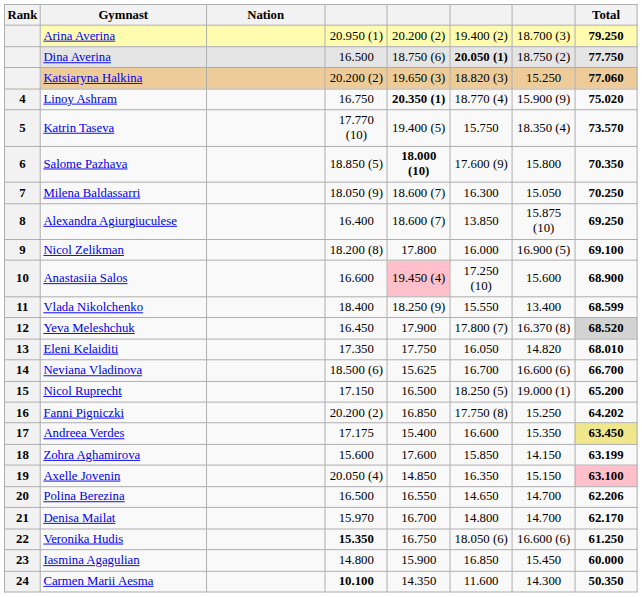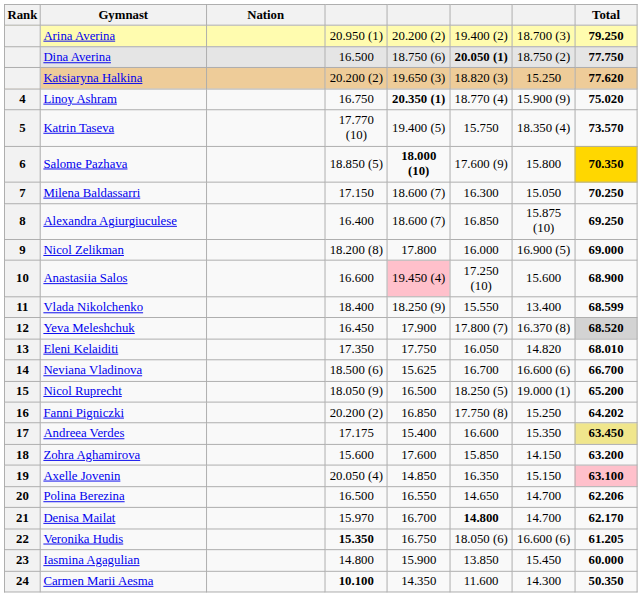(606, 77) 77.060 -> (606, 77) 77.620
(606, 163) no background -> (606, 163) gold background
(356, 192) 18.050 (9) -> (356, 192) 17.150
(481, 220) 13.850 -> (481, 220) 16.850
(606, 249) 69.100 -> (606, 249) 69.000
(356, 391) 17.150 -> (356, 391) 18.050 (9)
(606, 454) 63.199 -> (606, 454) 63.200
(481, 517) normal -> (481, 517) bold
(606, 538) 61.250 -> (606, 538) 61.205
(481, 559) 16.850 -> (481, 559) 13.850
